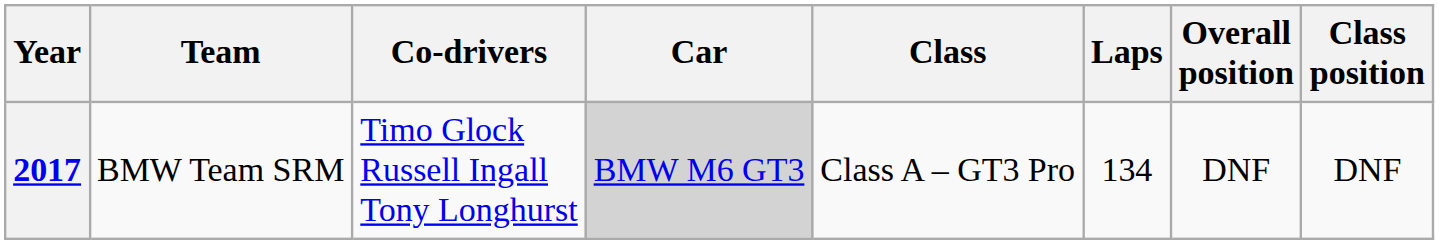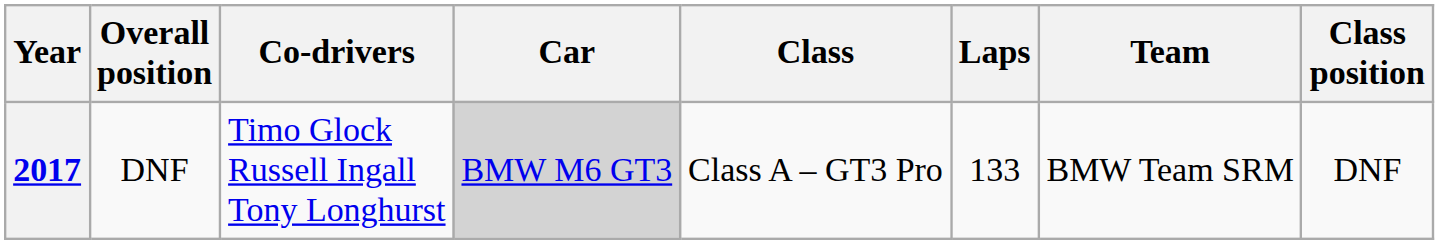columns swapped: (221, 52) <-> (1236, 52)
(1127, 169) 134 -> (995, 169) 133
